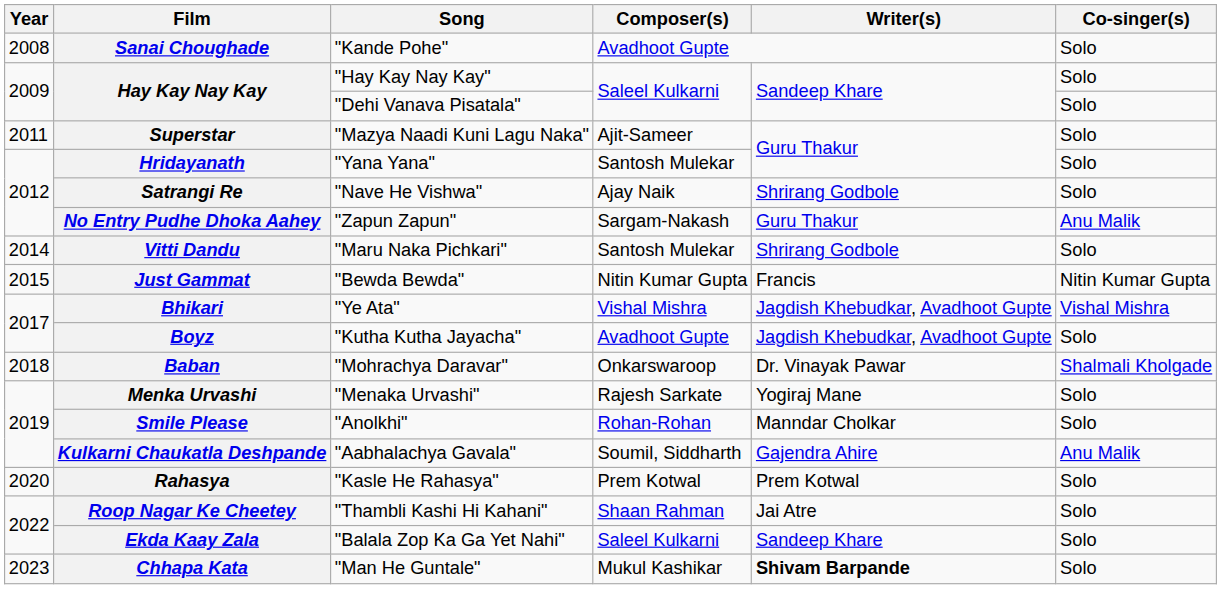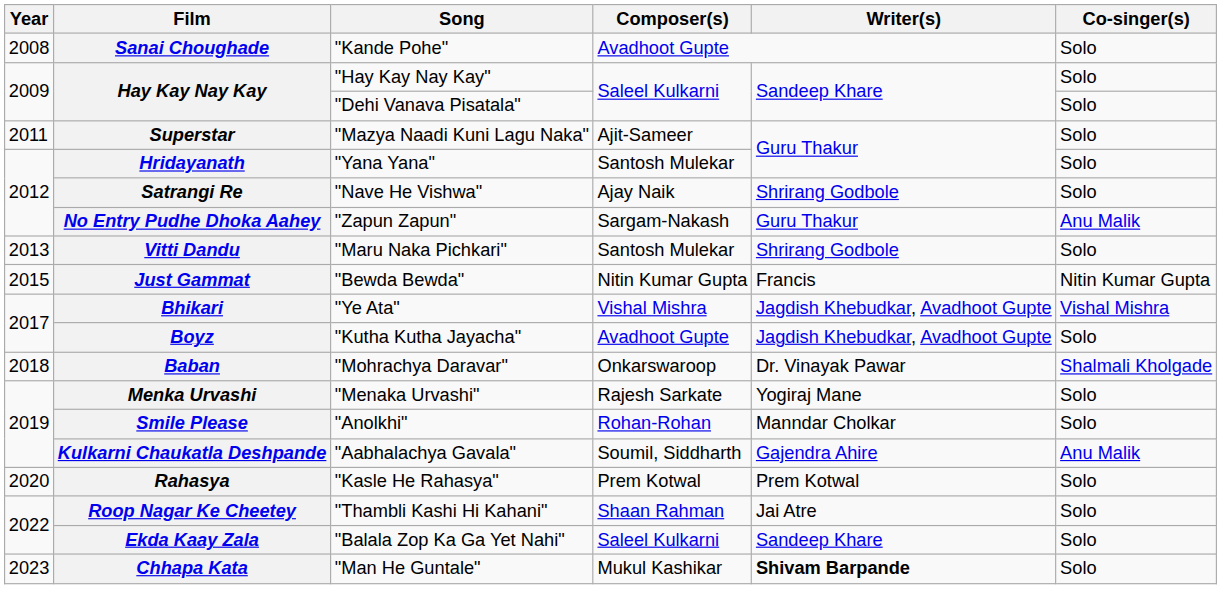(29, 250) 2014 -> (29, 250) 2013
